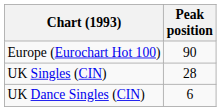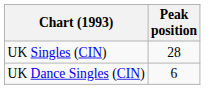- row: (84, 52)
